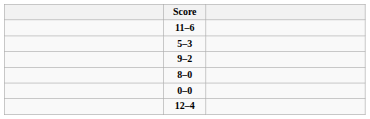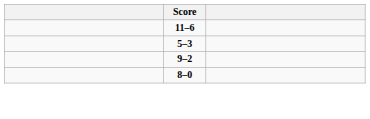- row: (185, 91)
- row: (185, 106)
